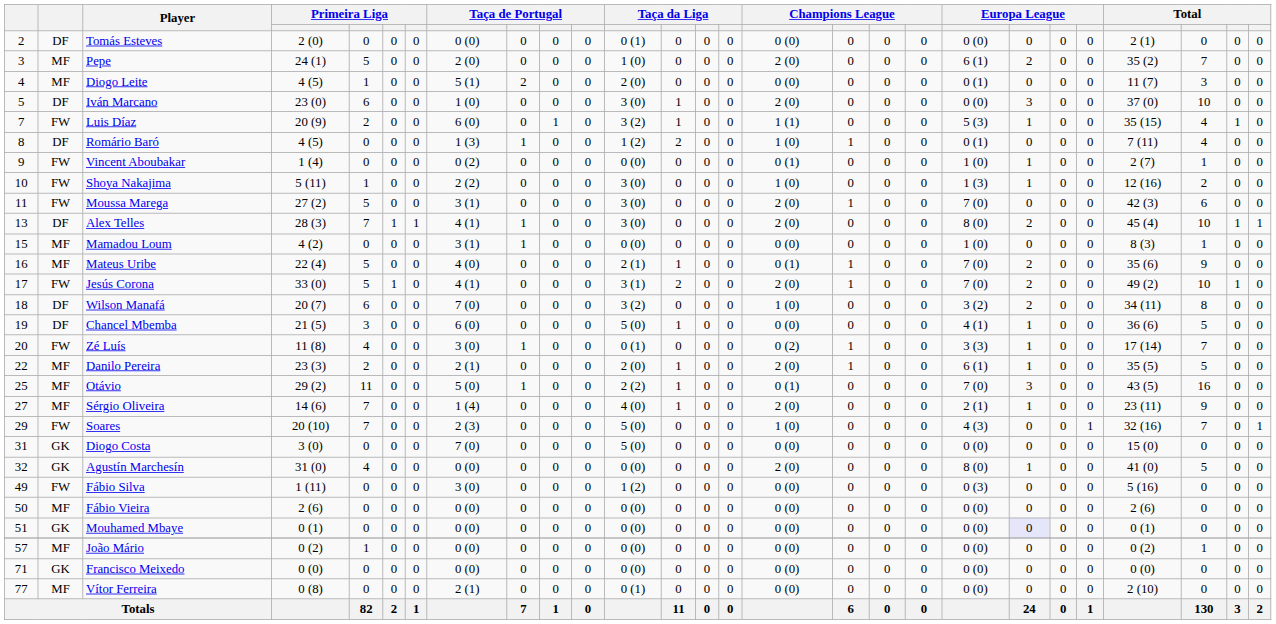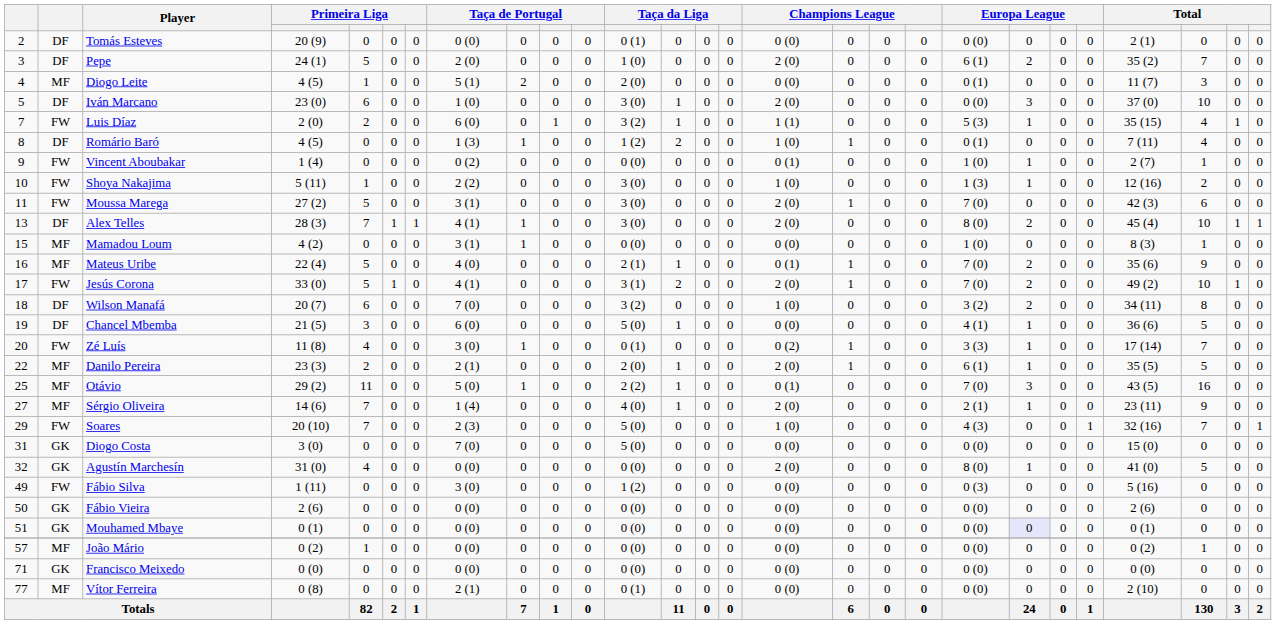(311, 40) 2 (0) -> (311, 40) 20 (9)
(61, 61) MF -> (61, 61) DF
(311, 122) 20 (9) -> (311, 122) 2 (0)
(61, 507) MF -> (61, 507) GK
